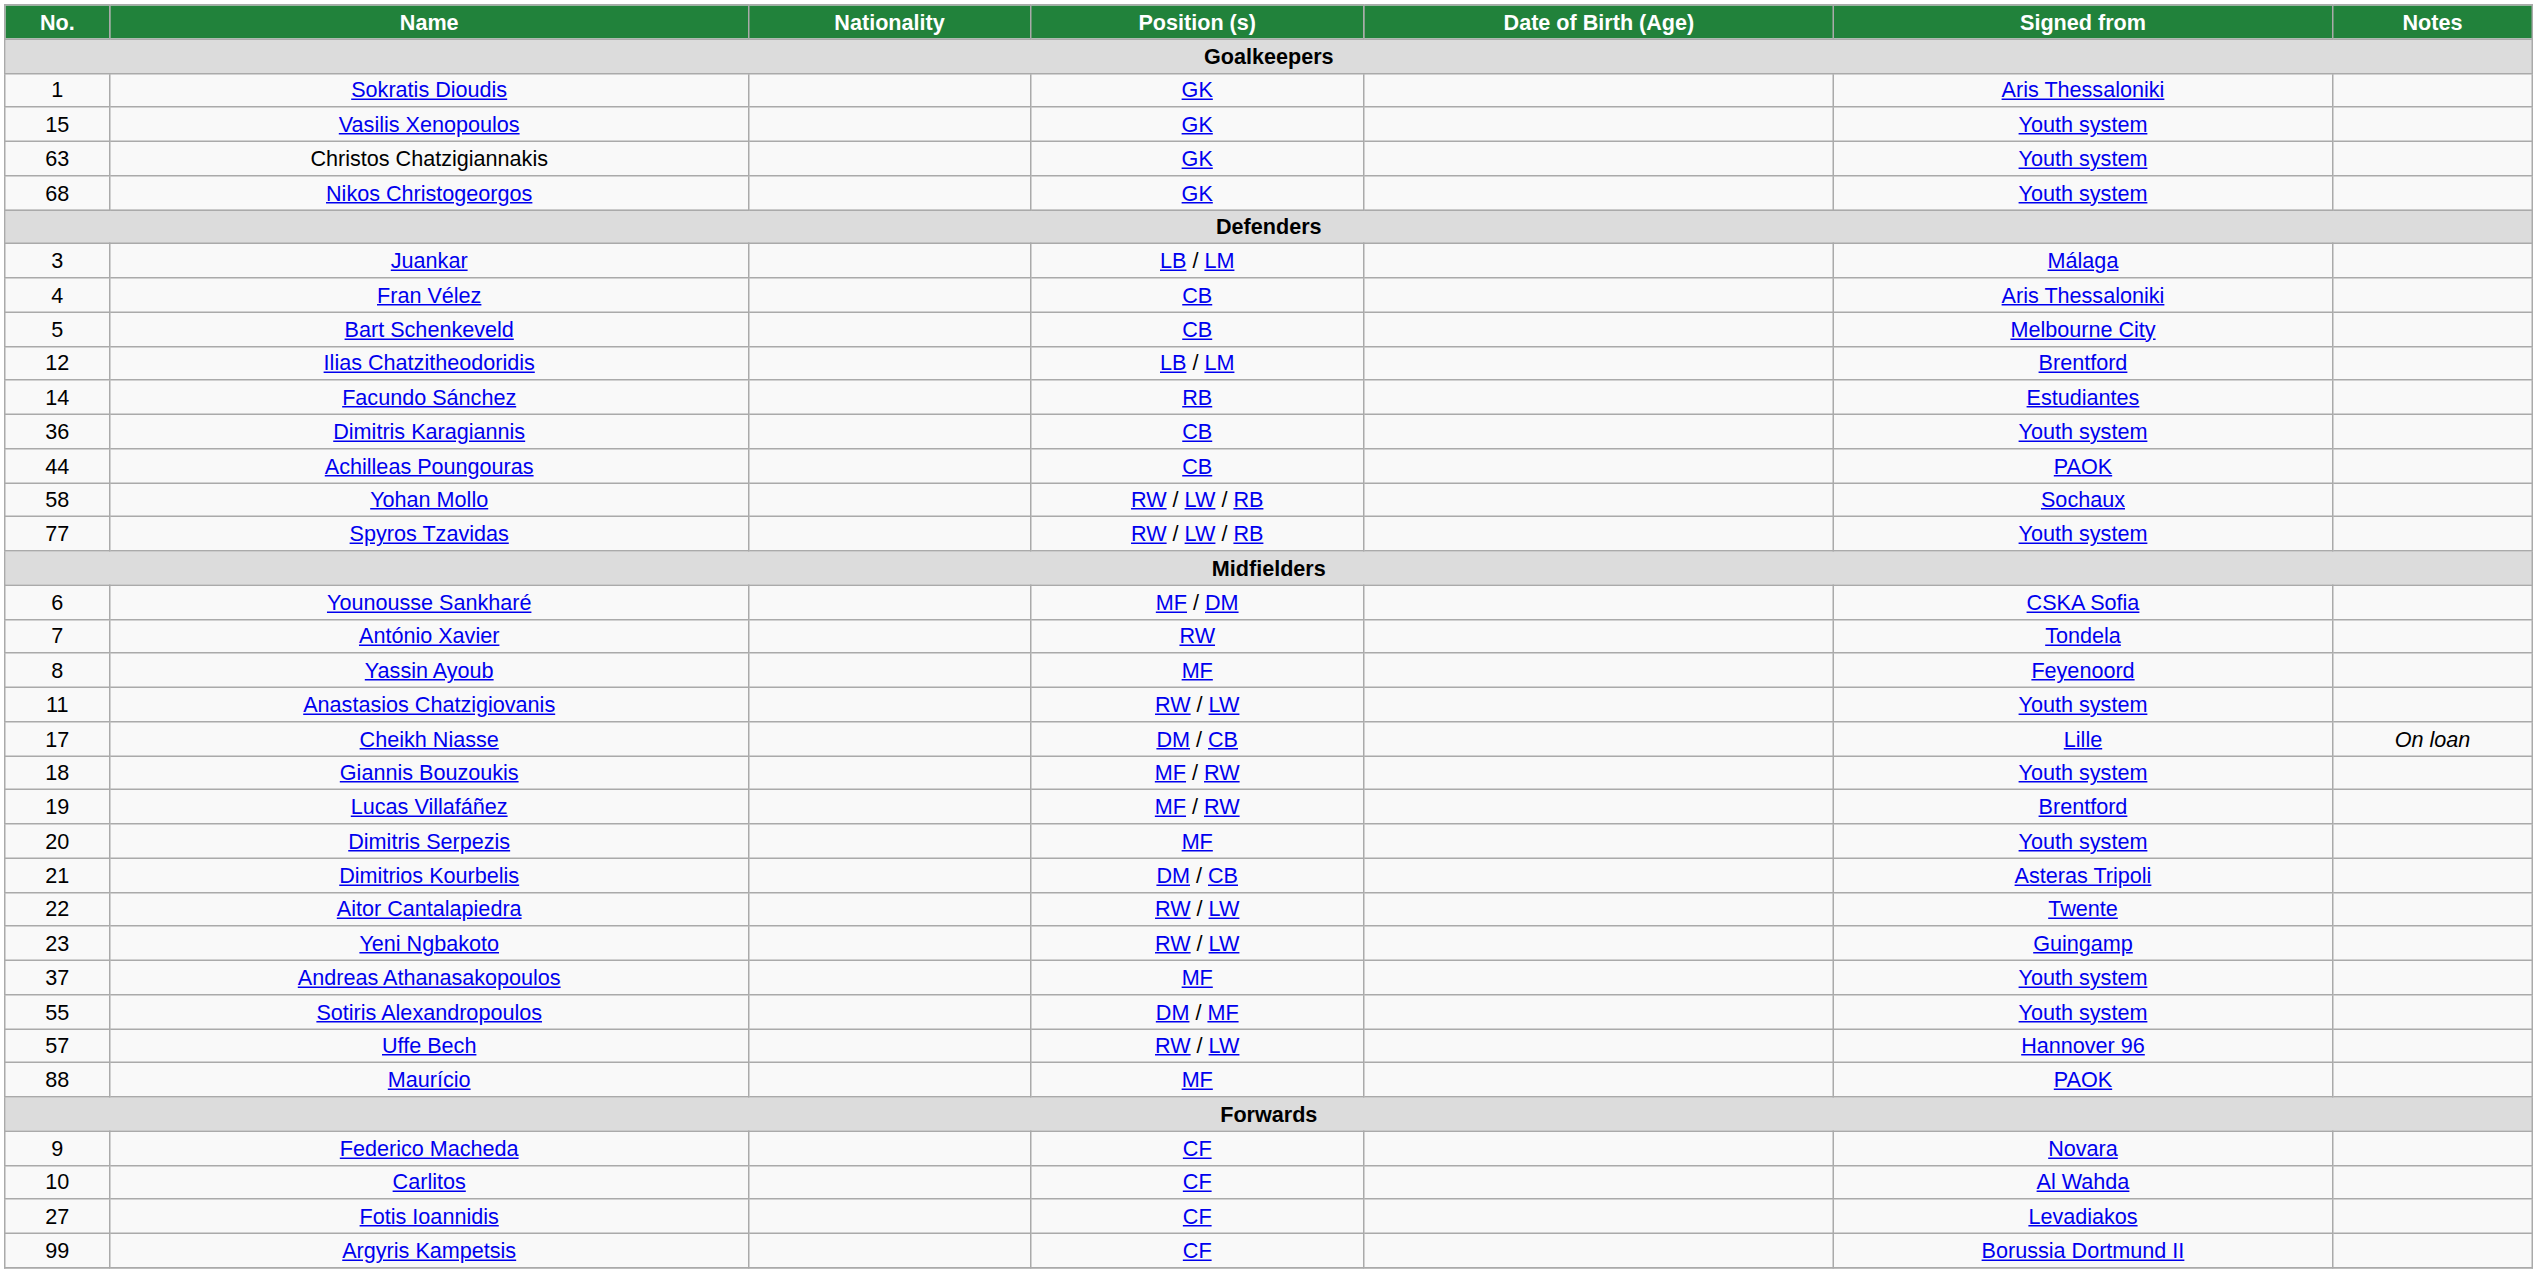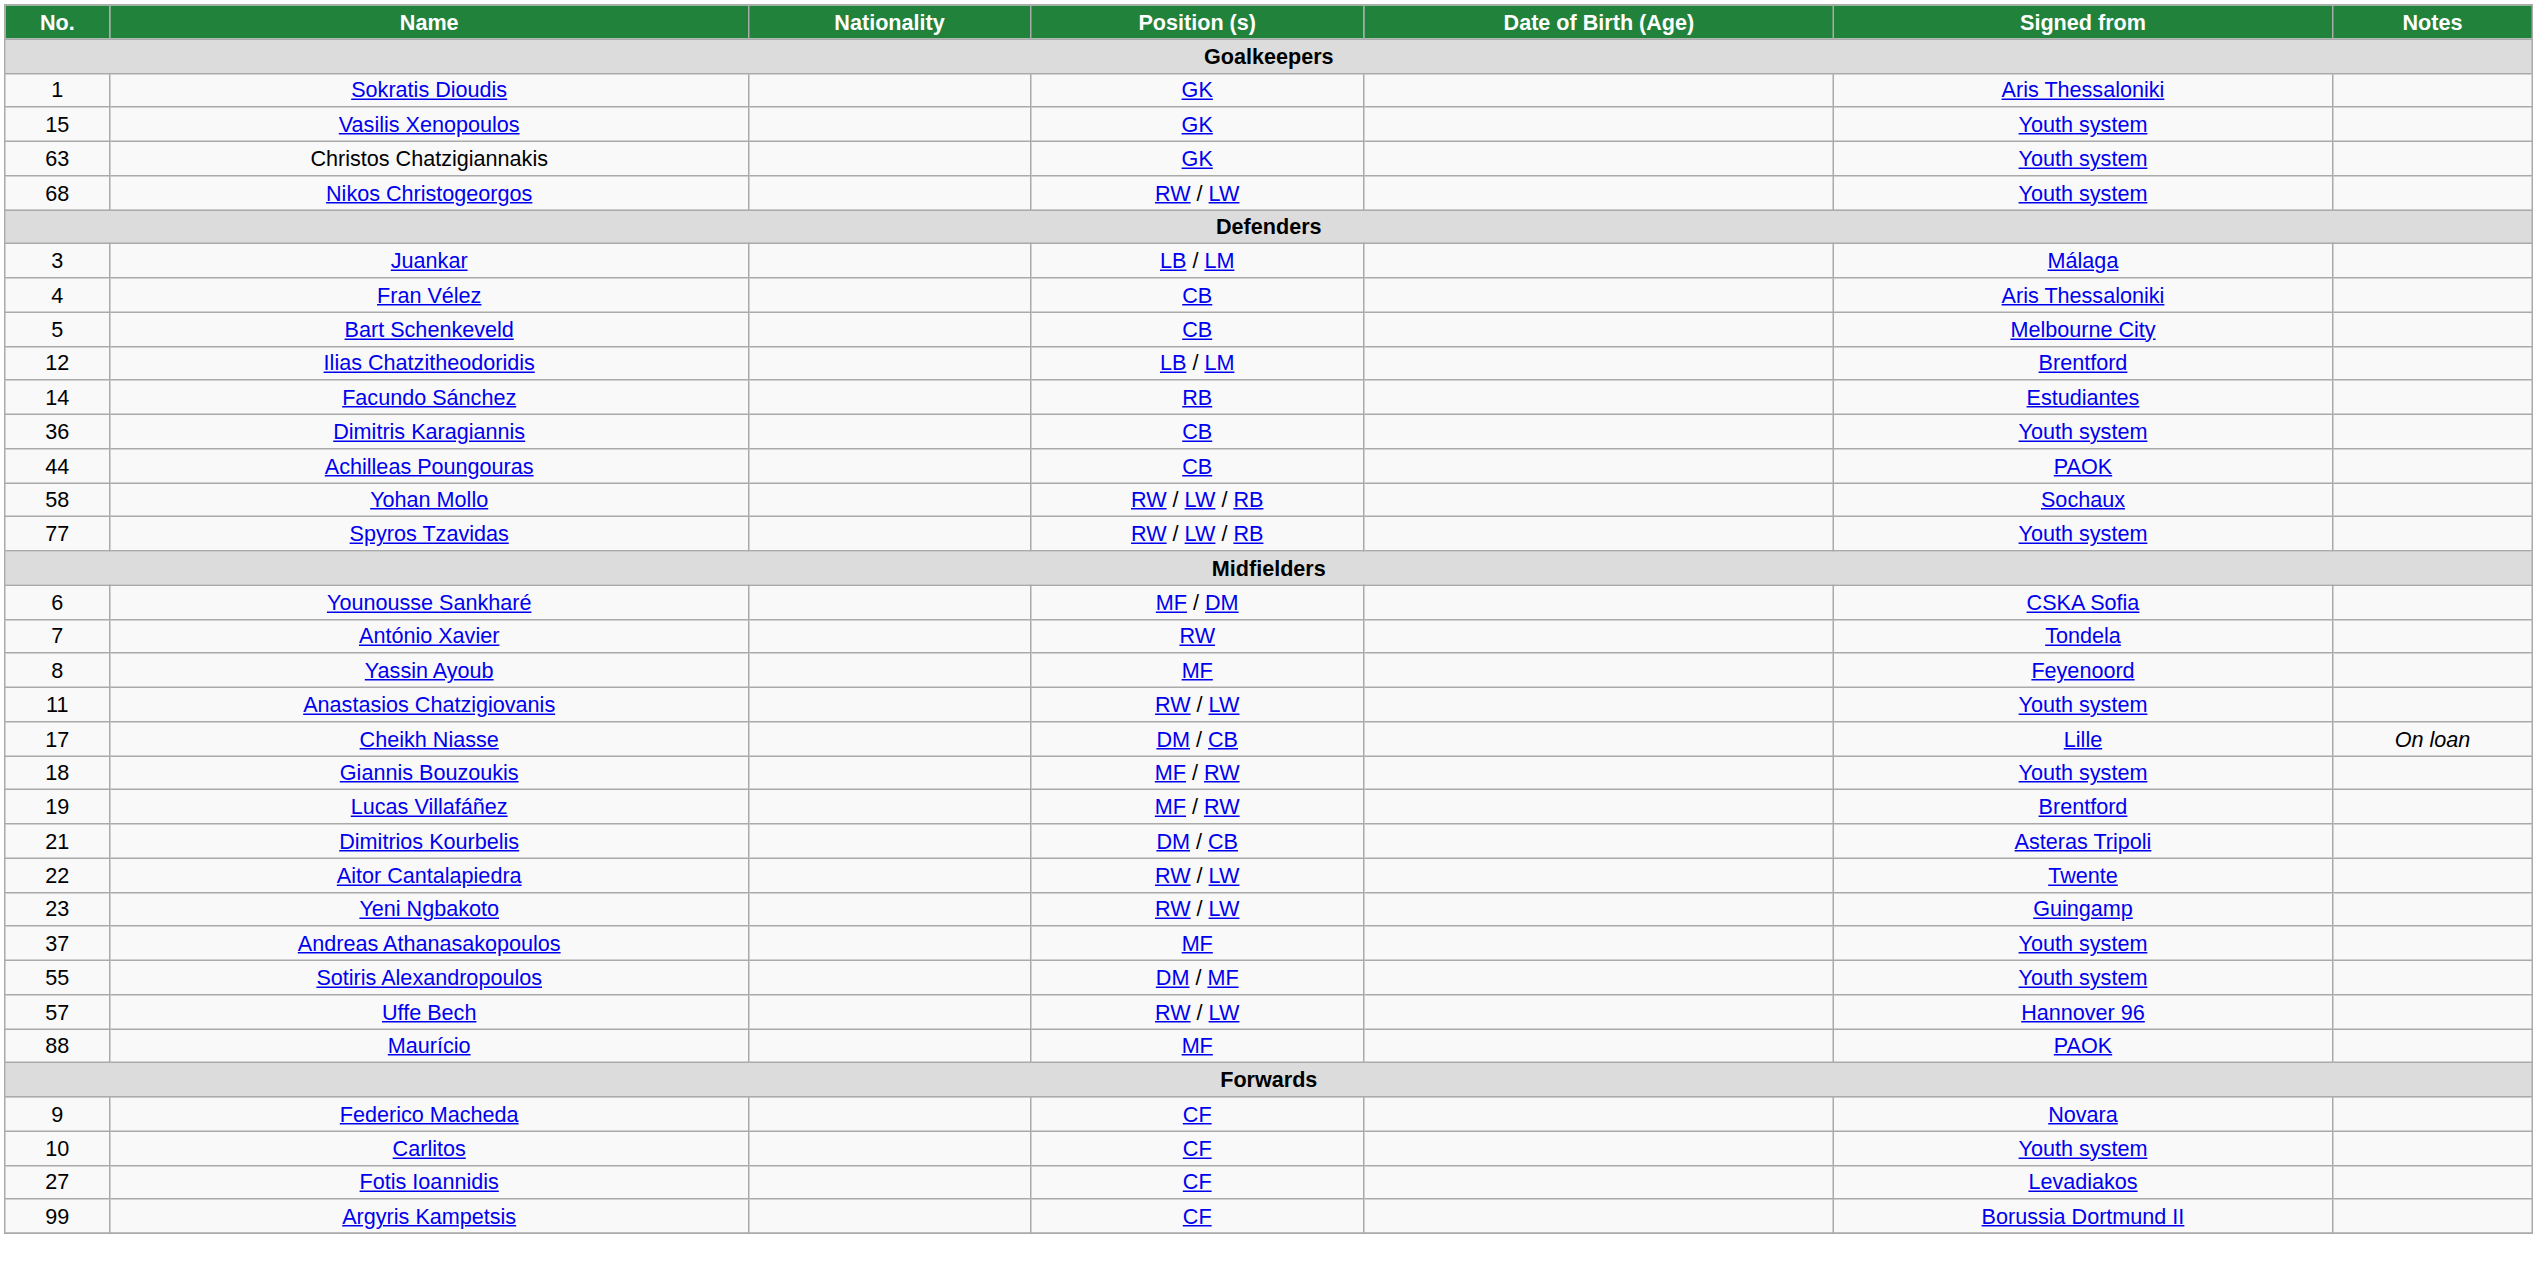(1197, 193) GK -> (1197, 193) RW / LW
- row: (429, 841)
(2083, 1182) Al Wahda -> (2083, 1148) Youth system
